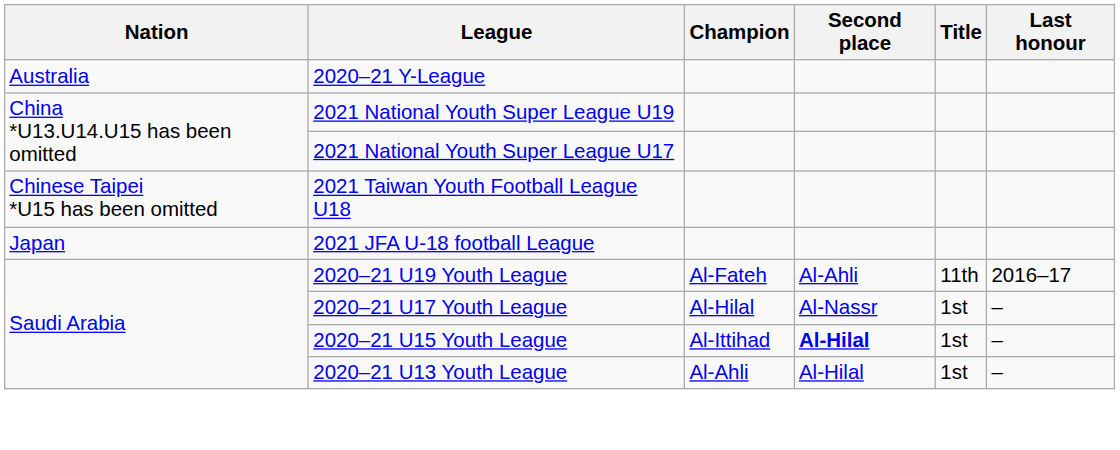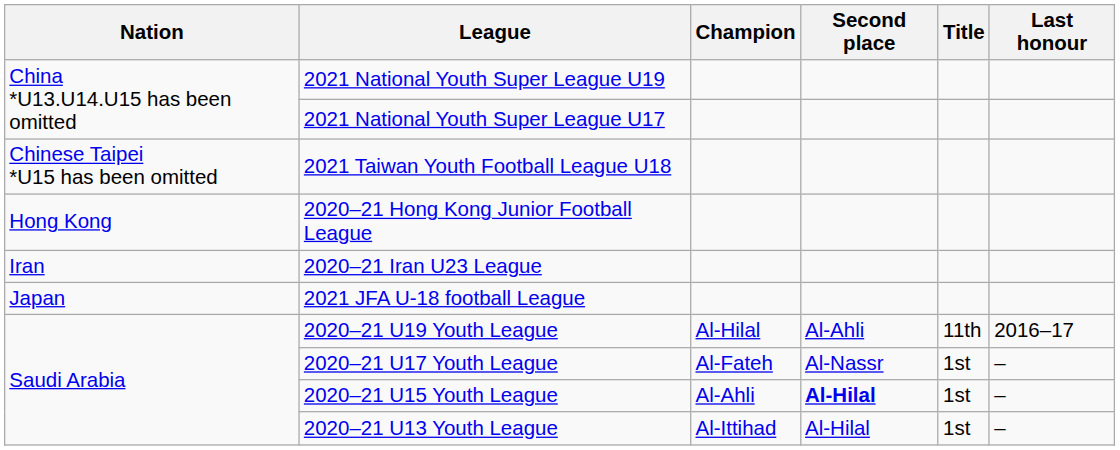- row: (399, 76)
+ row: (468, 221)
+ row: (423, 265)
(728, 275) Al-Fateh -> (728, 330) Al-Hilal
(722, 307) Al-Hilal -> (734, 363) Al-Fateh
(730, 340) Al-Ittihad -> (725, 395) Al-Ahli
(719, 372) Al-Ahli -> (736, 428) Al-Ittihad
